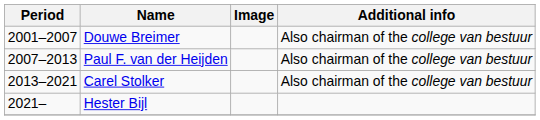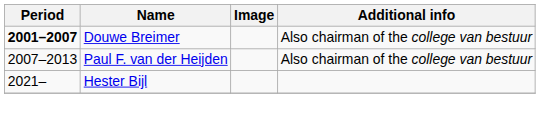(42, 37) normal -> (42, 37) bold
- row: (124, 81)
